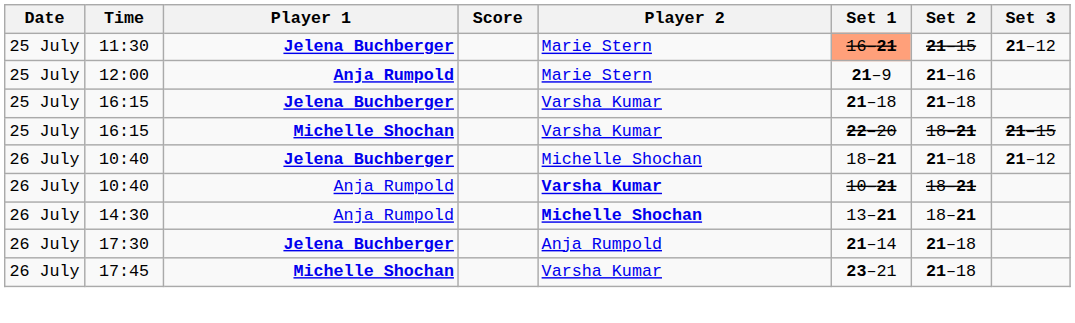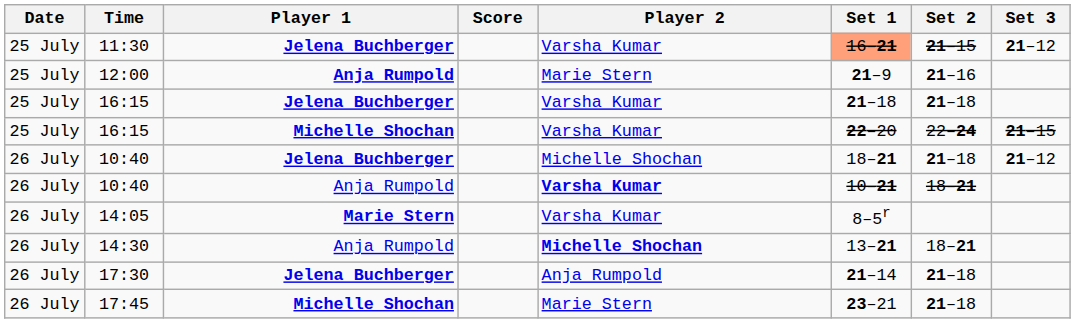(597, 47) Marie Stern -> (602, 47) Varsha Kumar
(951, 131) 18–21 -> (951, 131) 22–24
+ row: (124, 217)
(602, 271) Varsha Kumar -> (597, 304) Marie Stern
